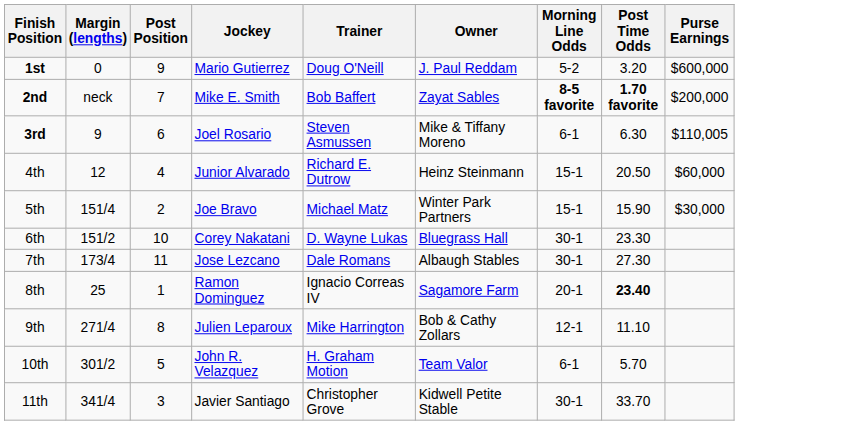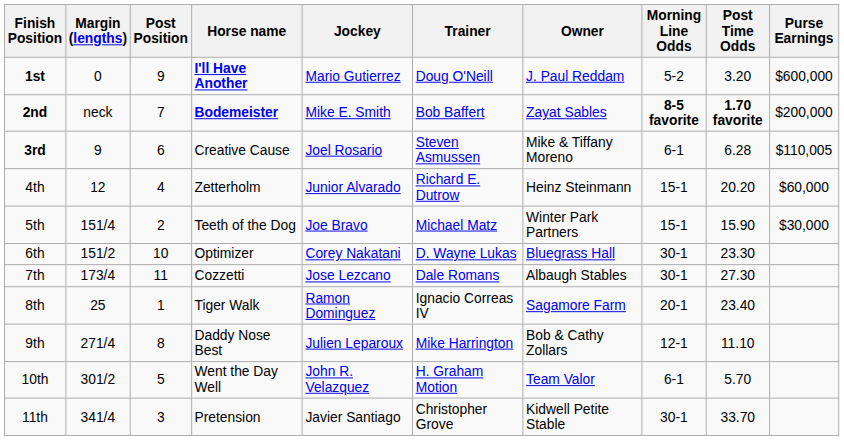+ column: (247, 31)
(633, 135) 6.30 -> (738, 150) 6.28
(633, 172) 20.50 -> (738, 188) 20.20
(633, 290) bold -> (738, 306) normal
